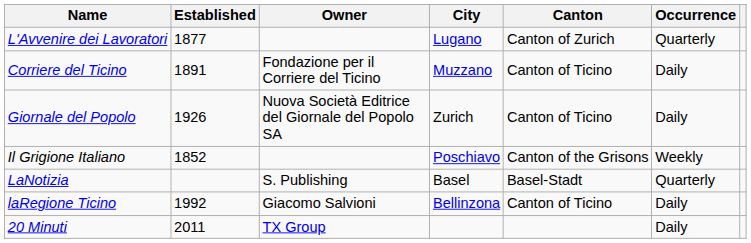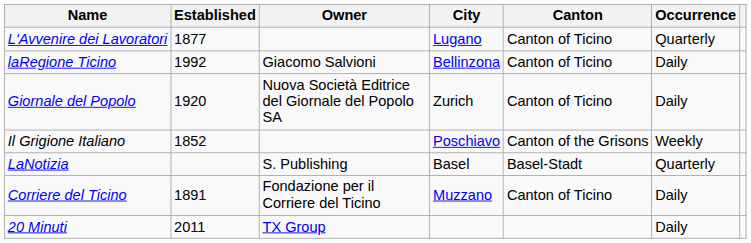(561, 39) Canton of Zurich -> (560, 39) Canton of Ticino
rows swapped: (67, 70) <-> (62, 203)
(190, 118) 1926 -> (190, 101) 1920
